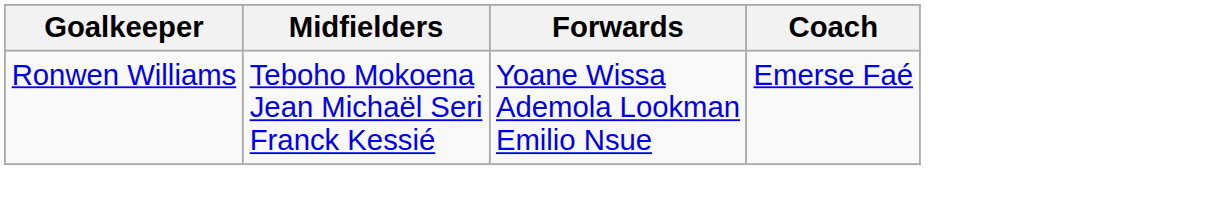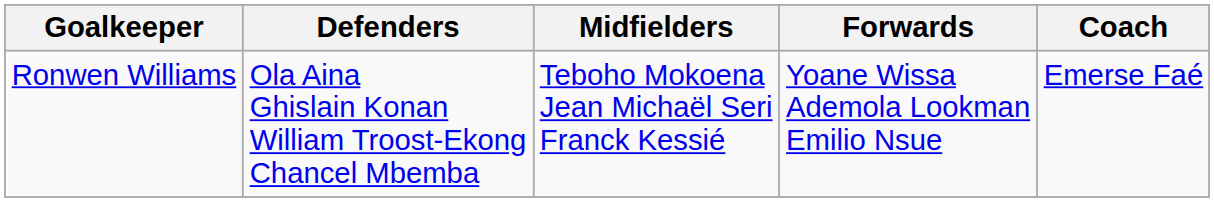+ column: (388, 27)
